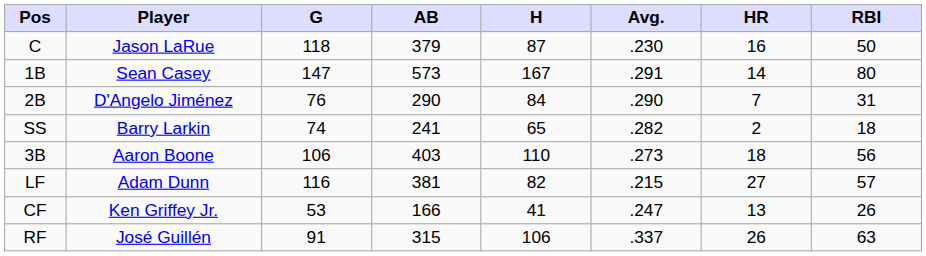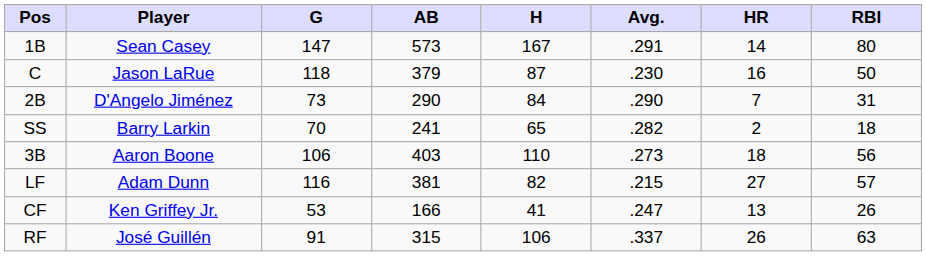rows swapped: (35, 45) <-> (35, 73)
(316, 100) 76 -> (316, 100) 73
(316, 127) 74 -> (316, 127) 70
